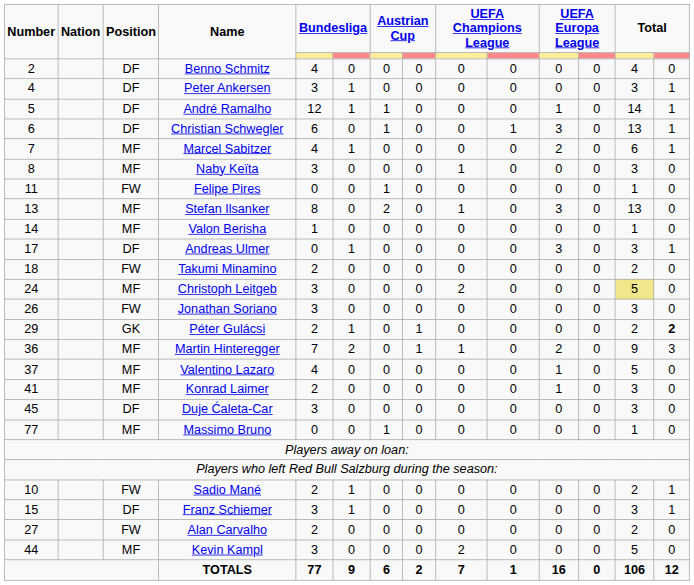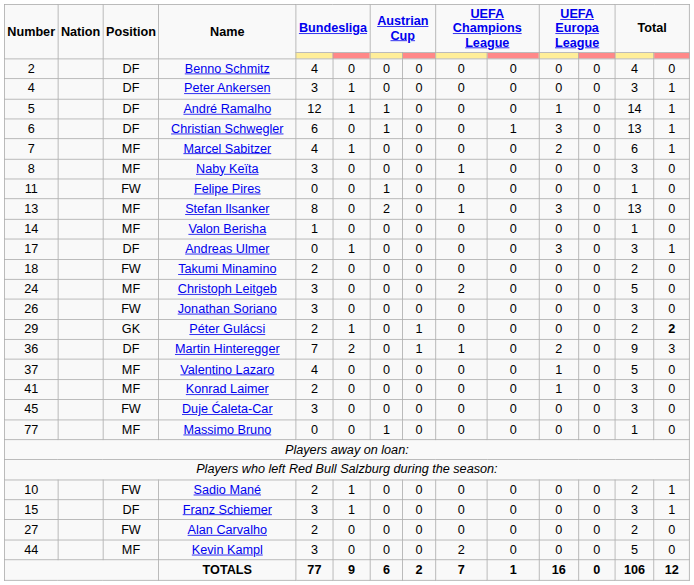(635, 289) khaki background -> (635, 289) no background
(131, 349) MF -> (131, 349) DF
(131, 409) DF -> (131, 409) FW
